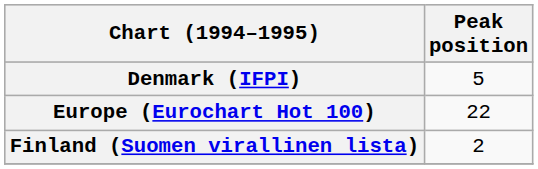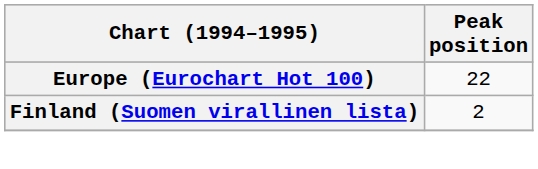- row: (214, 79)
